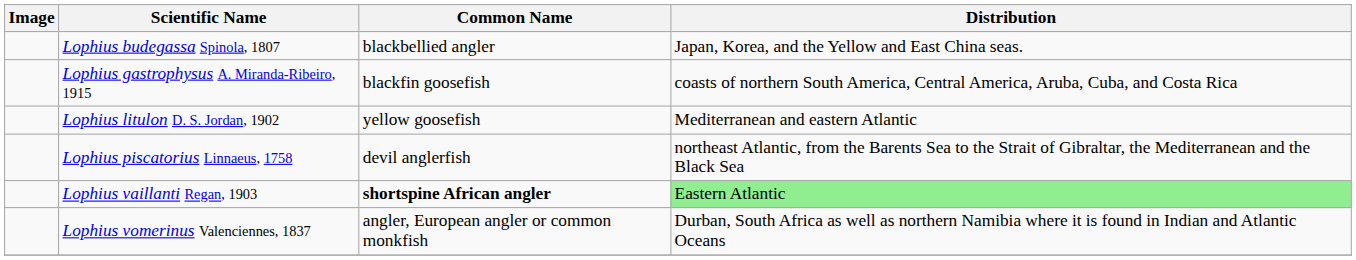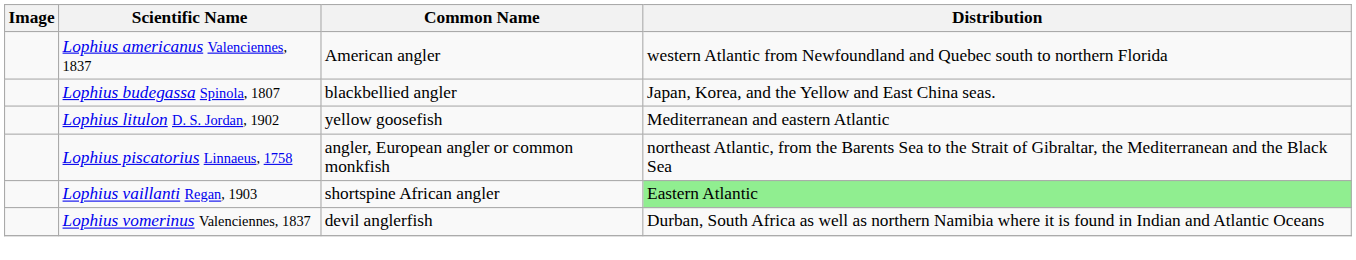+ row: (175, 55)
- row: (199, 82)
(417, 156) devil anglerfish -> (449, 156) angler, European angler or common monkfish
(457, 194) bold -> (412, 194) normal
(487, 231) angler, European angler or common monkfish -> (379, 221) devil anglerfish
